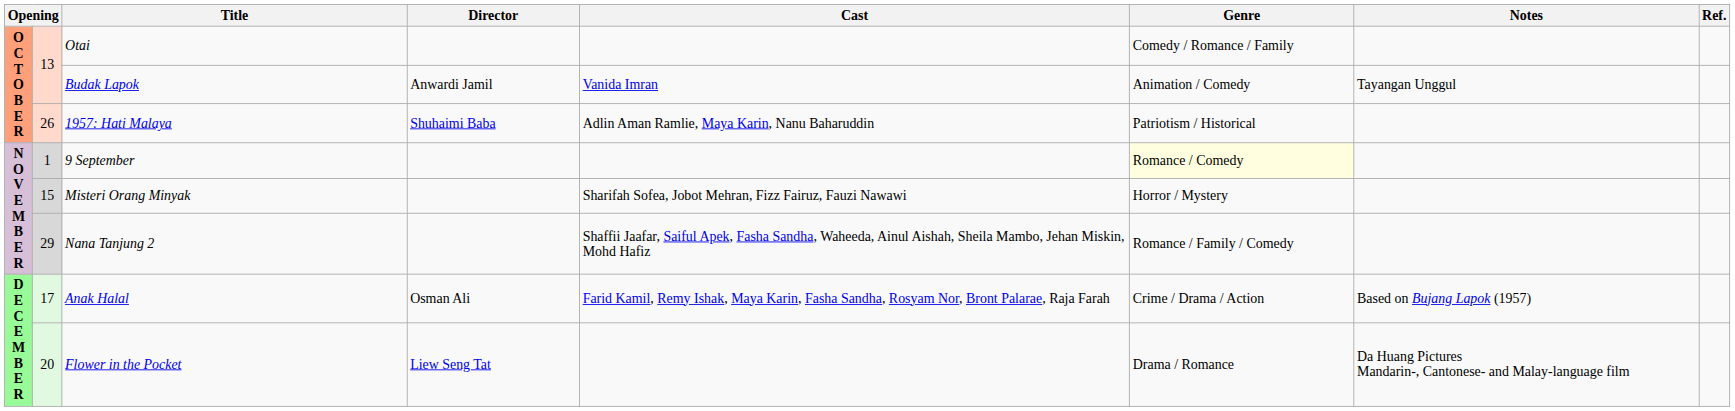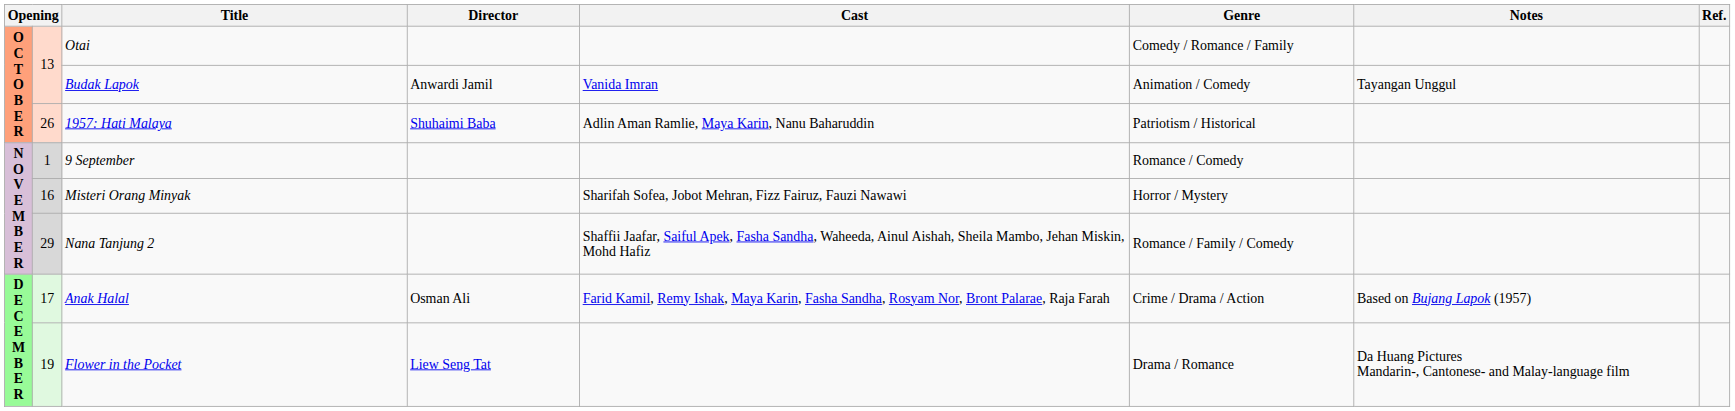(1188, 160) lightyellow background -> (1188, 160) no background
(47, 195) 15 -> (47, 195) 16
(47, 364) 20 -> (47, 364) 19
